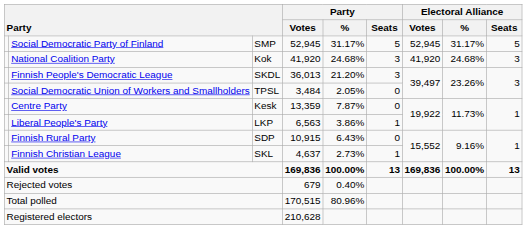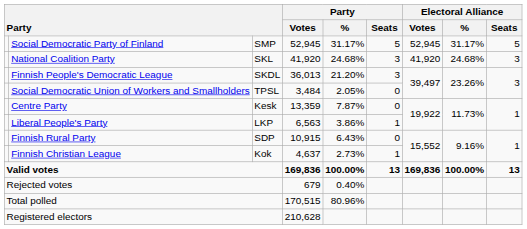(263, 59) Kok -> (264, 59) SKL
(264, 153) SKL -> (263, 153) Kok
